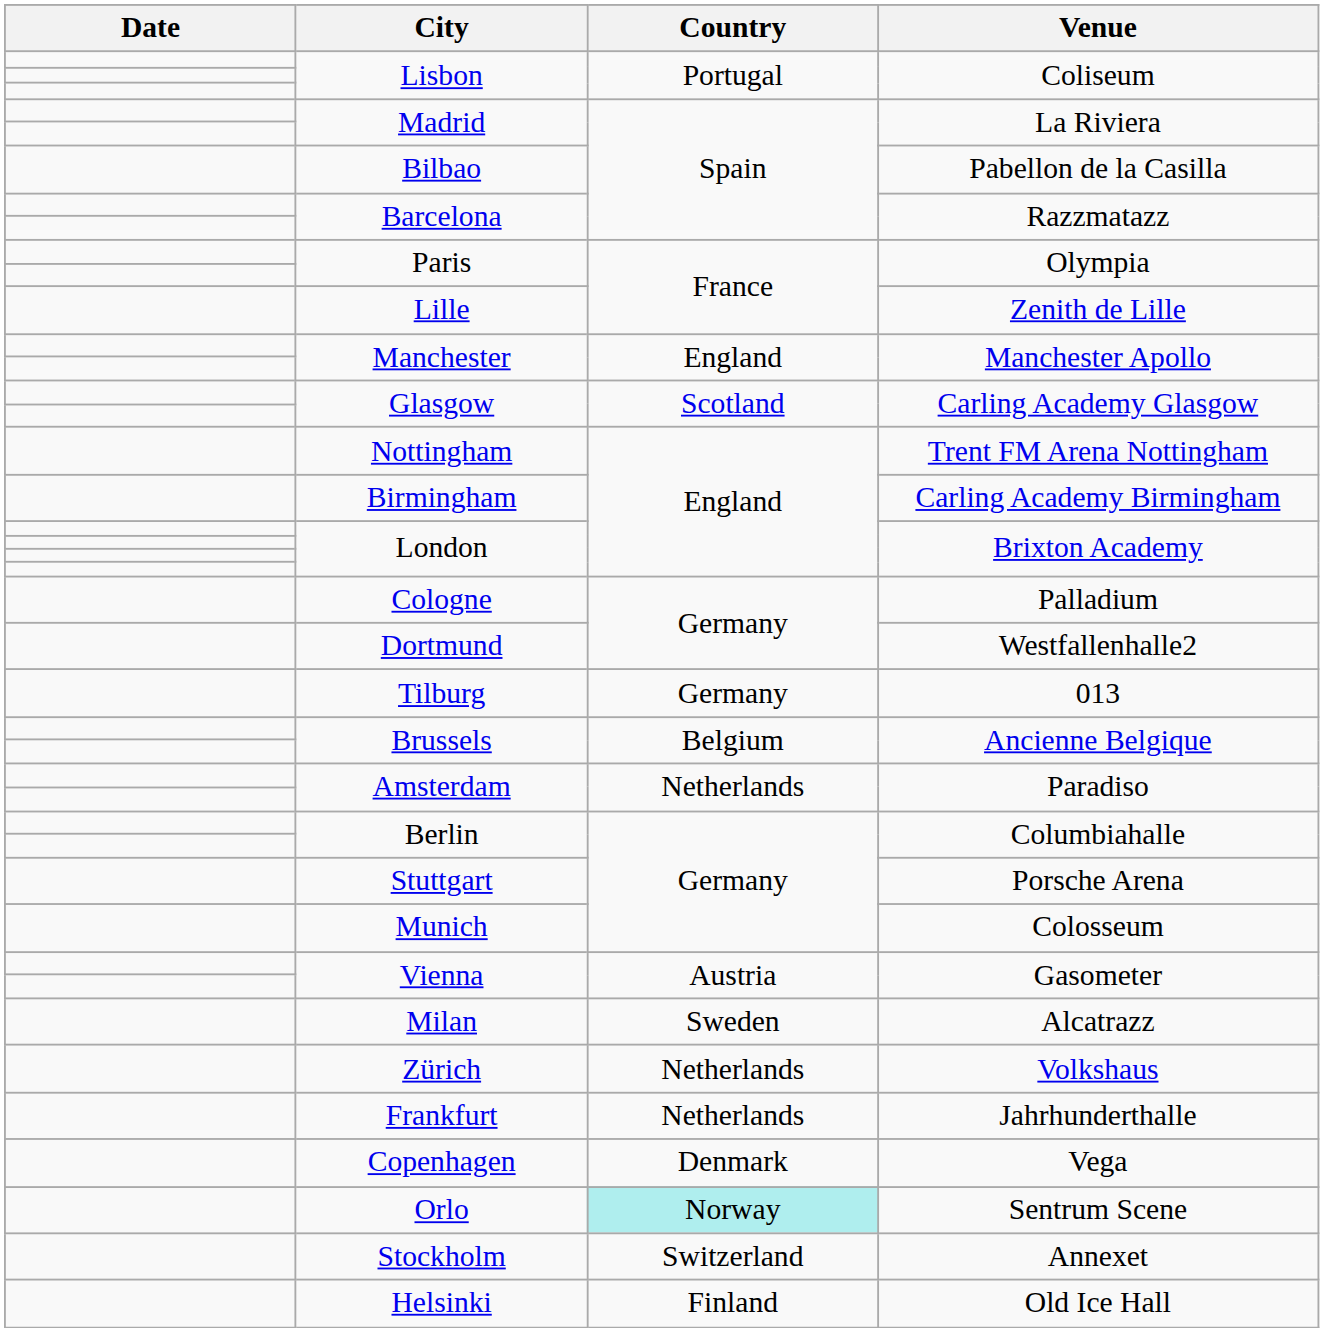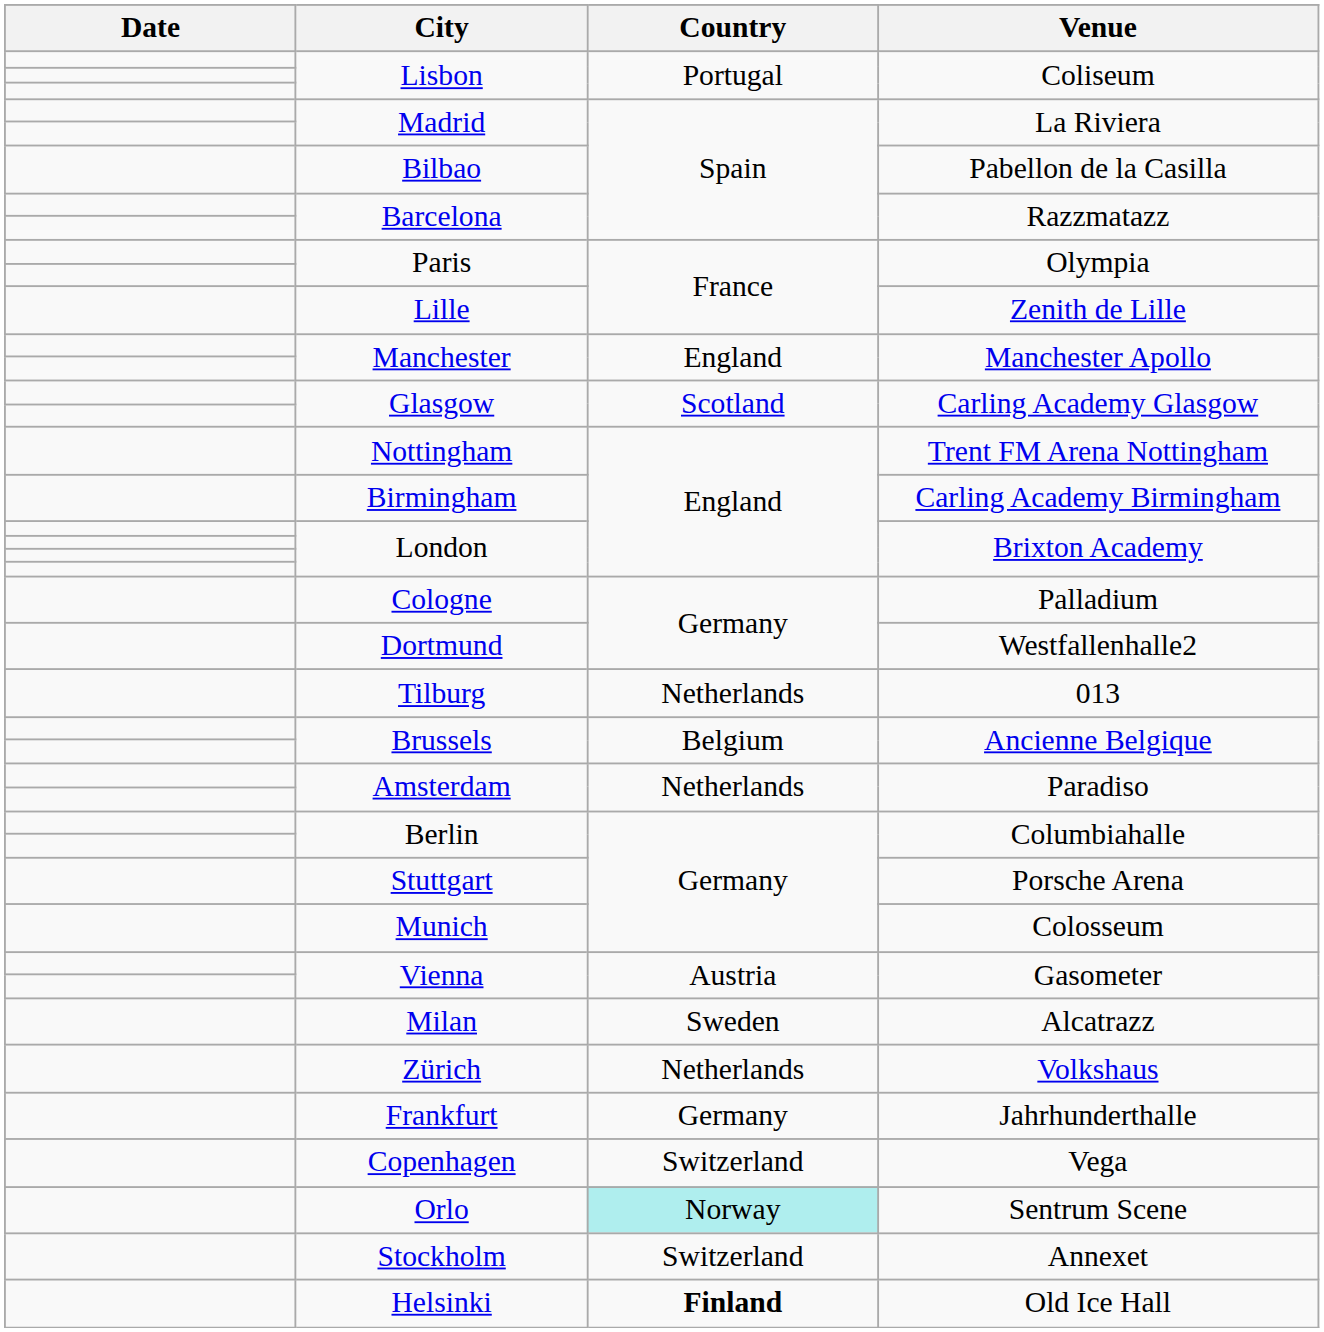(733, 692) Germany -> (733, 692) Netherlands
(733, 1115) Netherlands -> (733, 1115) Germany
(733, 1162) Denmark -> (733, 1162) Switzerland
(733, 1303) normal -> (733, 1303) bold
